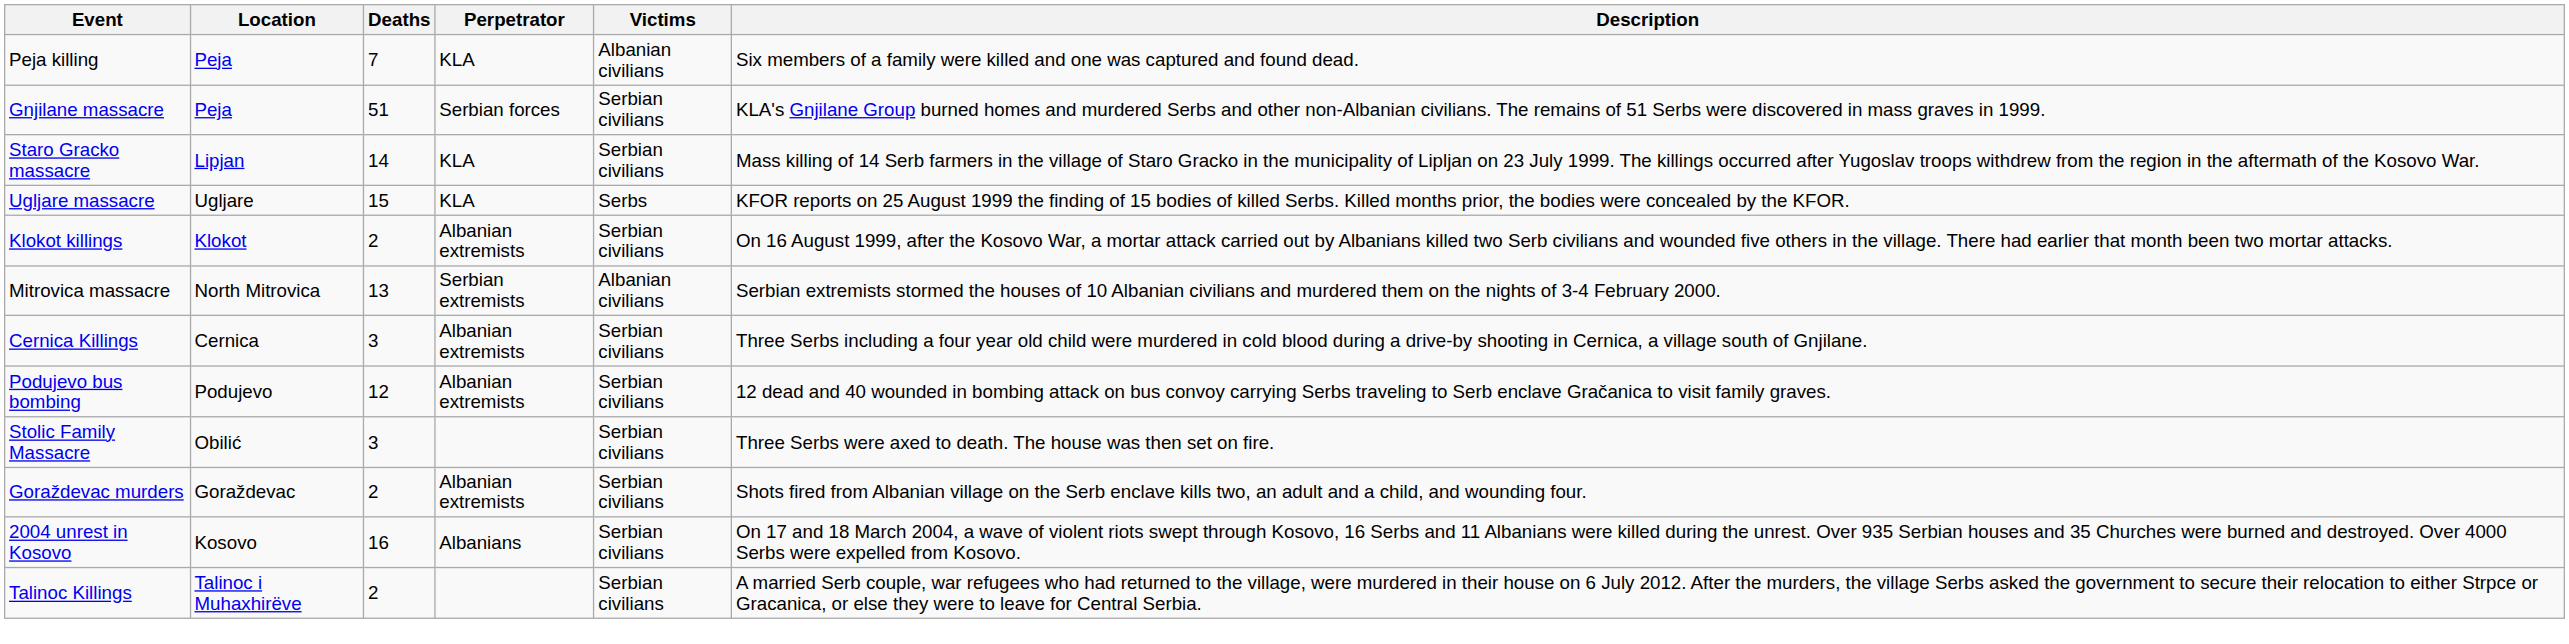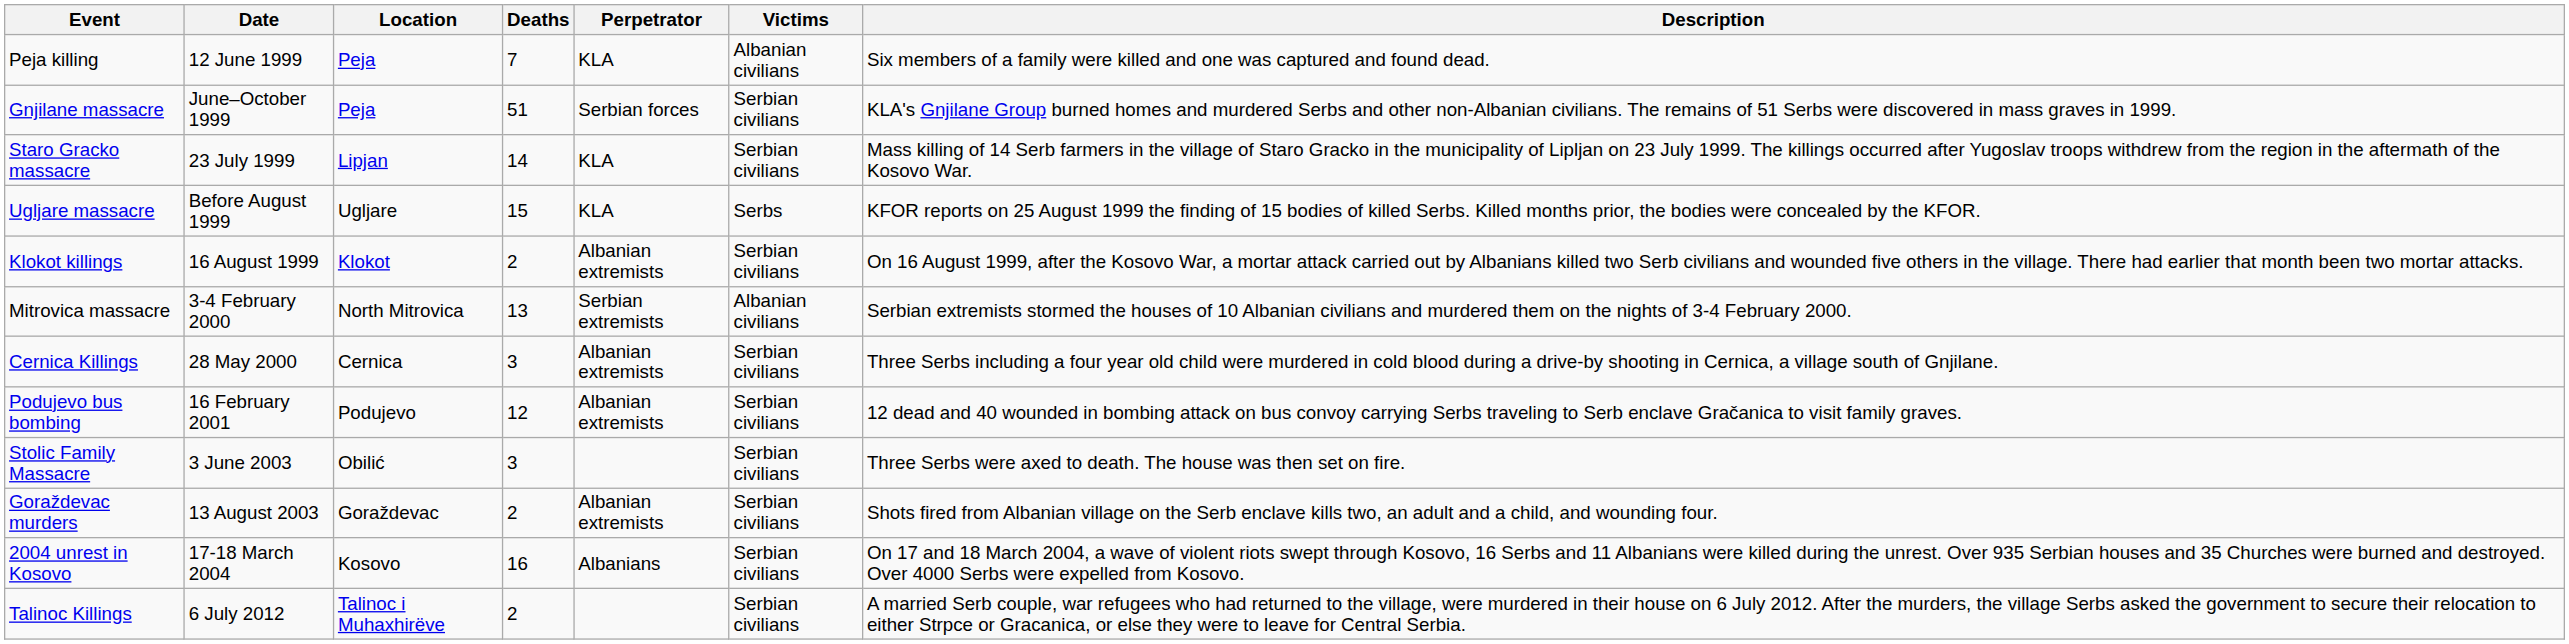+ column: (259, 20)
